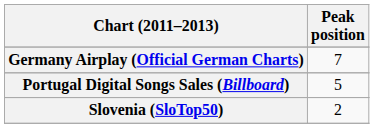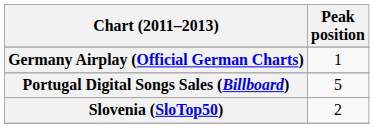(338, 60) 7 -> (338, 60) 1
